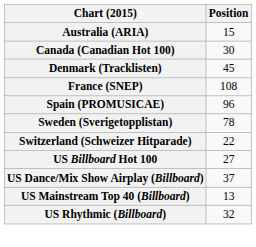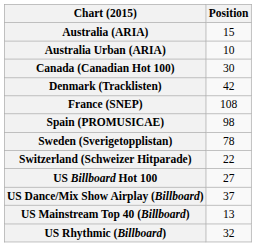+ row: (105, 50)
(229, 68) 45 -> (229, 86) 42
(229, 104) 96 -> (229, 123) 98
